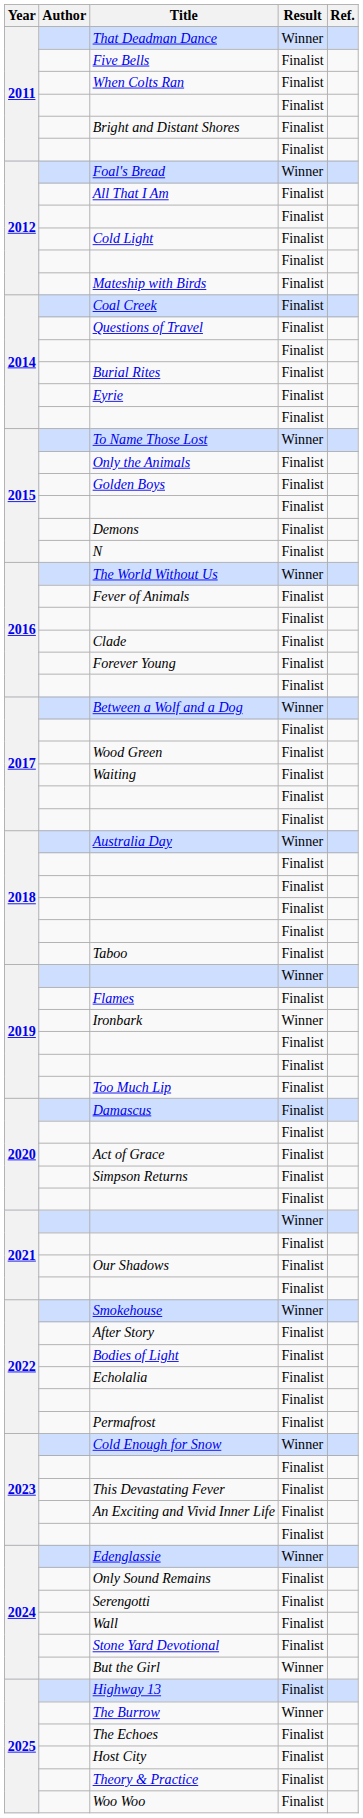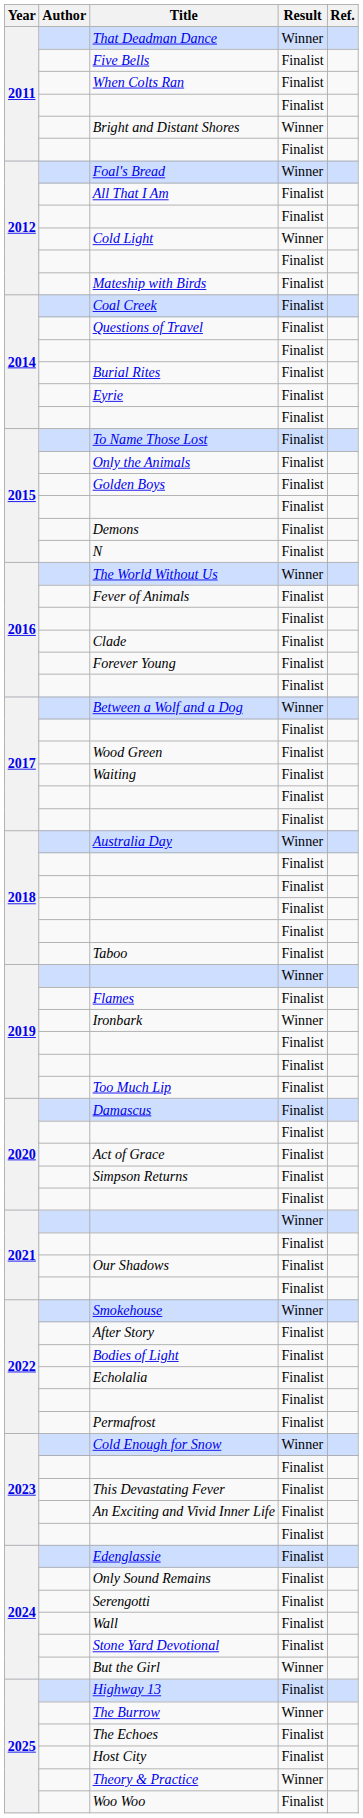(303, 127) Finalist -> (302, 127) Winner
(303, 238) Finalist -> (302, 238) Winner
(302, 439) Winner -> (303, 439) Finalist
(302, 1556) Winner -> (303, 1556) Finalist
(303, 1779) Finalist -> (302, 1779) Winner
